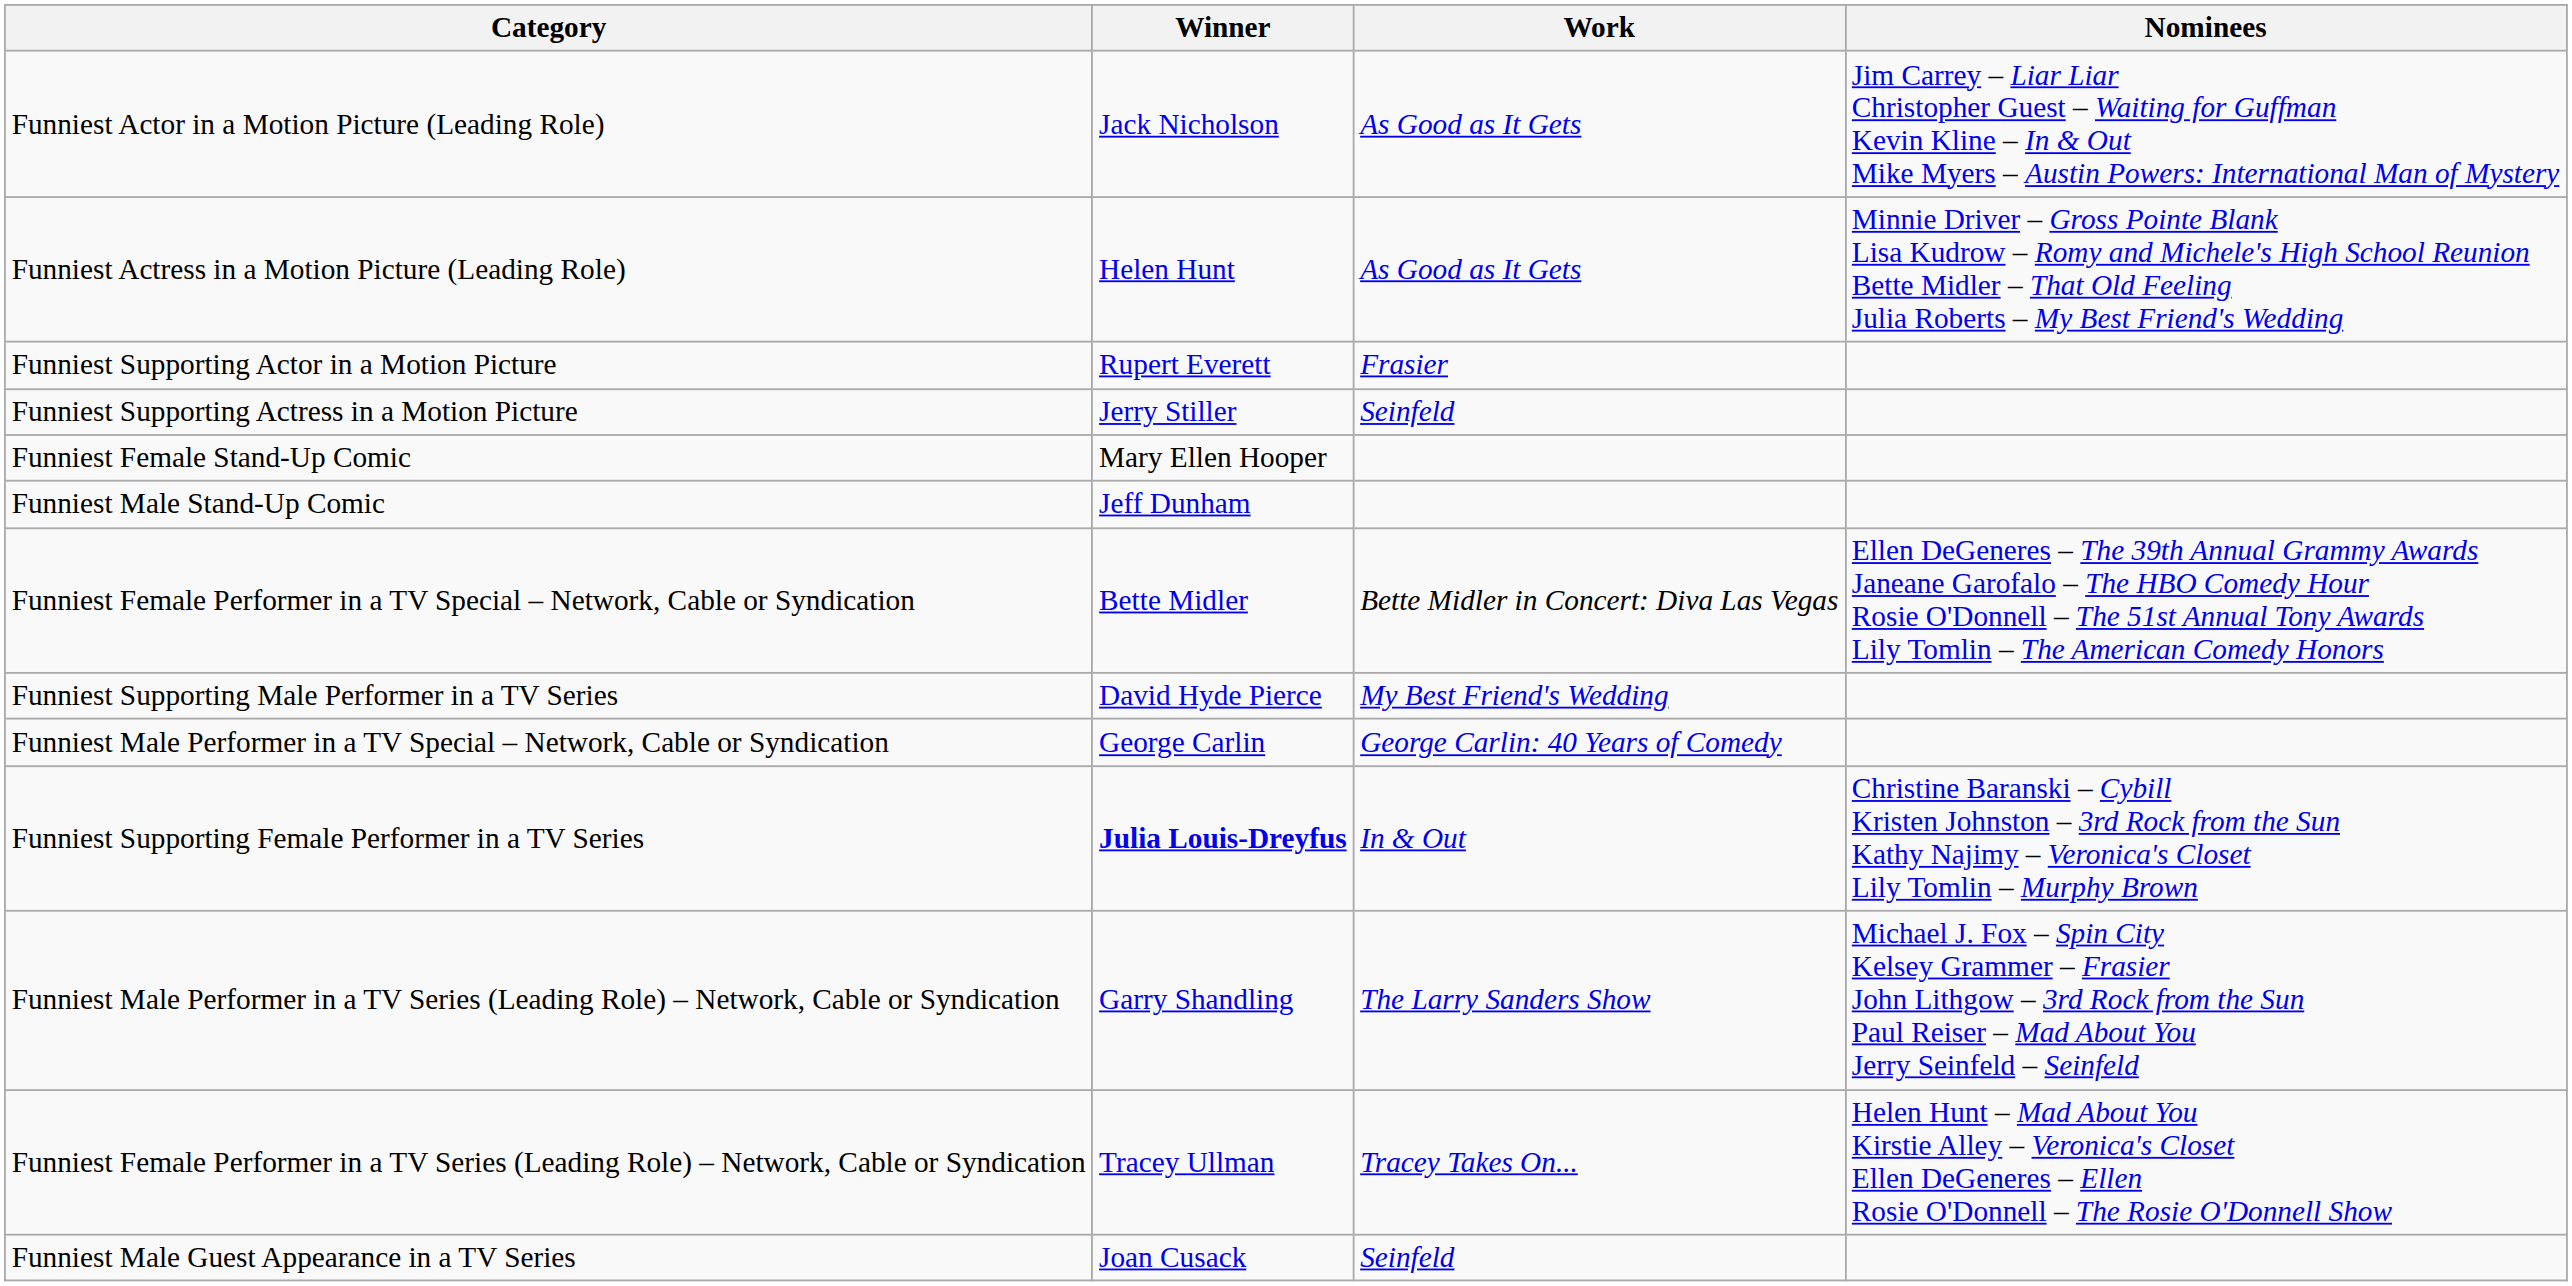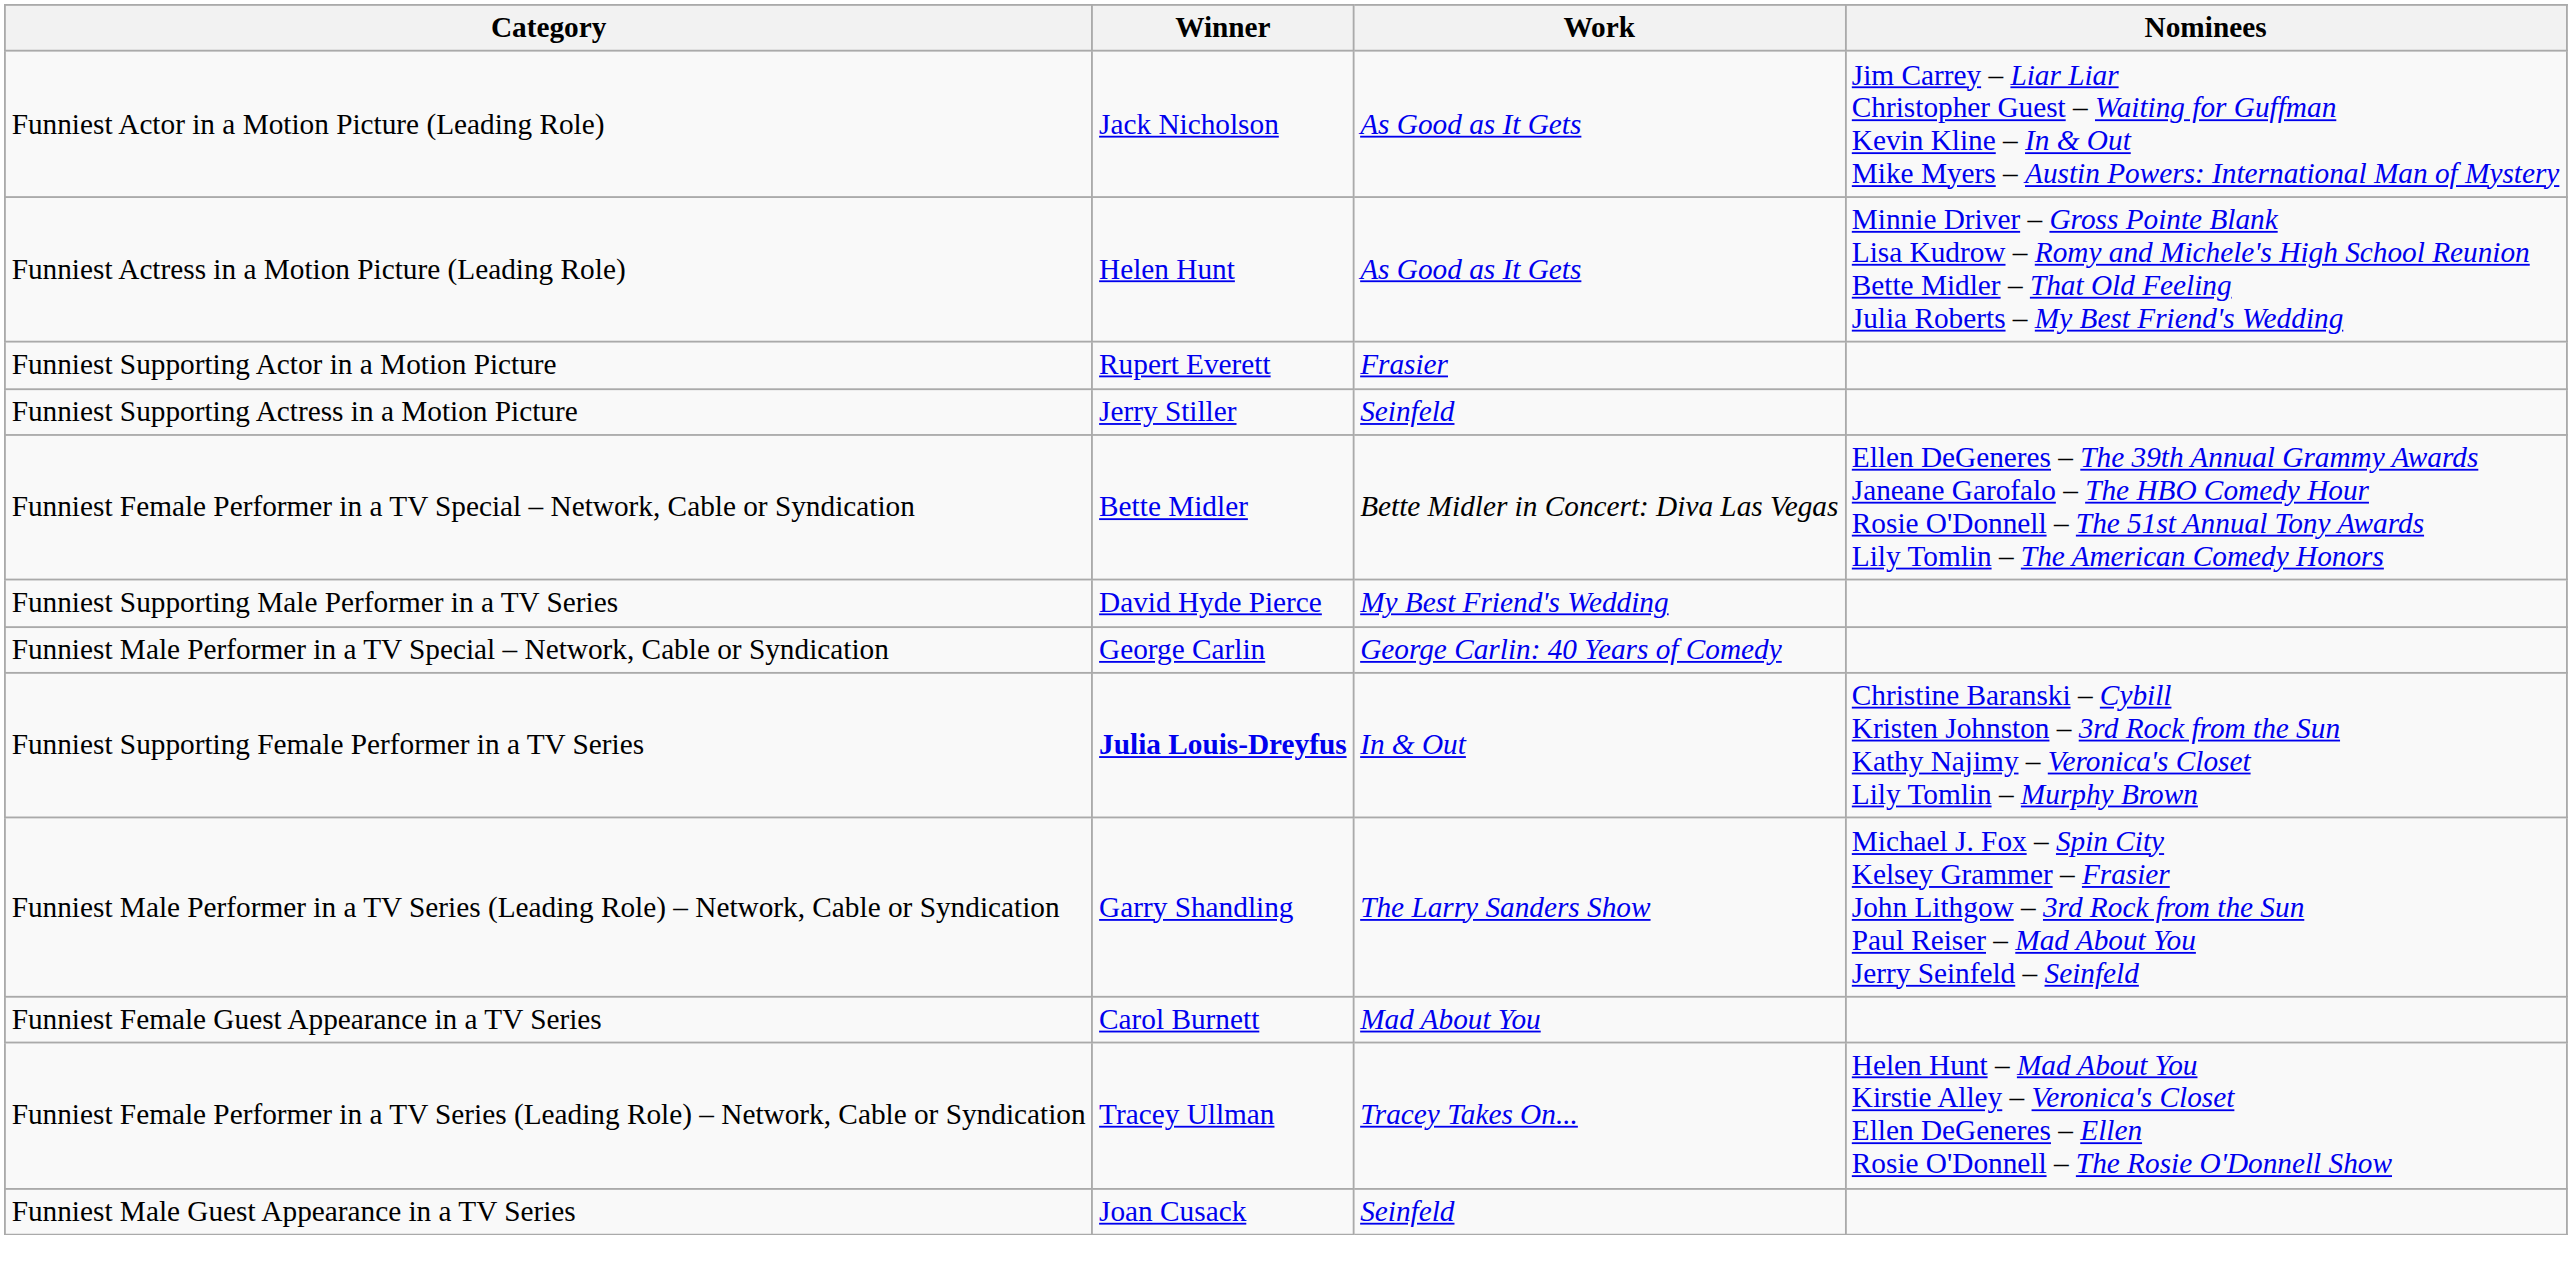- row: (211, 457)
- row: (198, 503)
+ row: (307, 1019)
